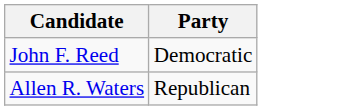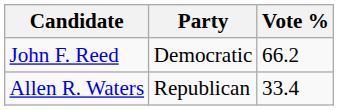+ column: (295, 21)
